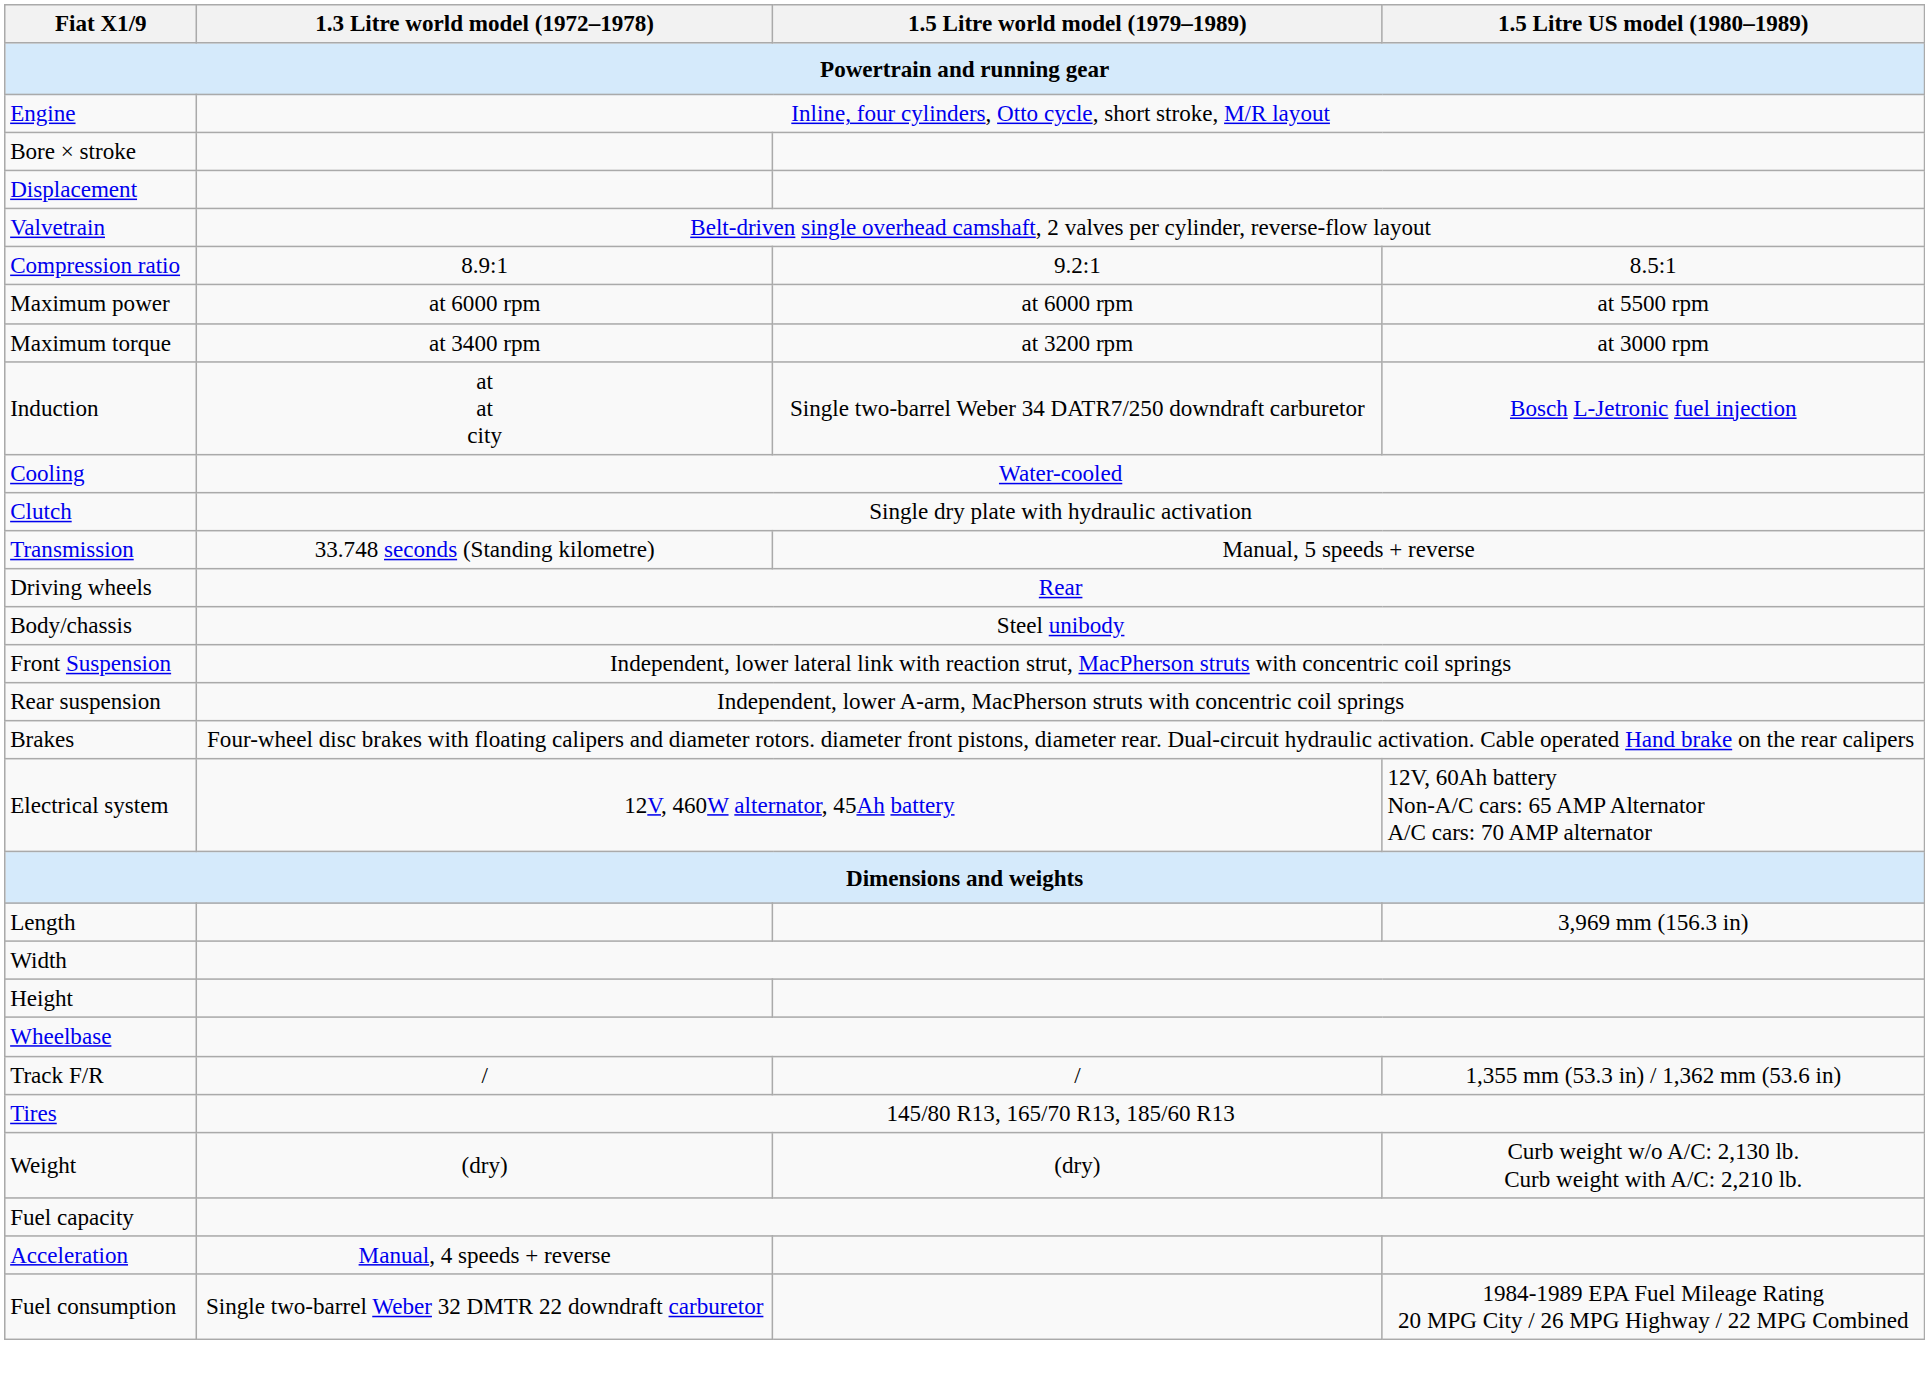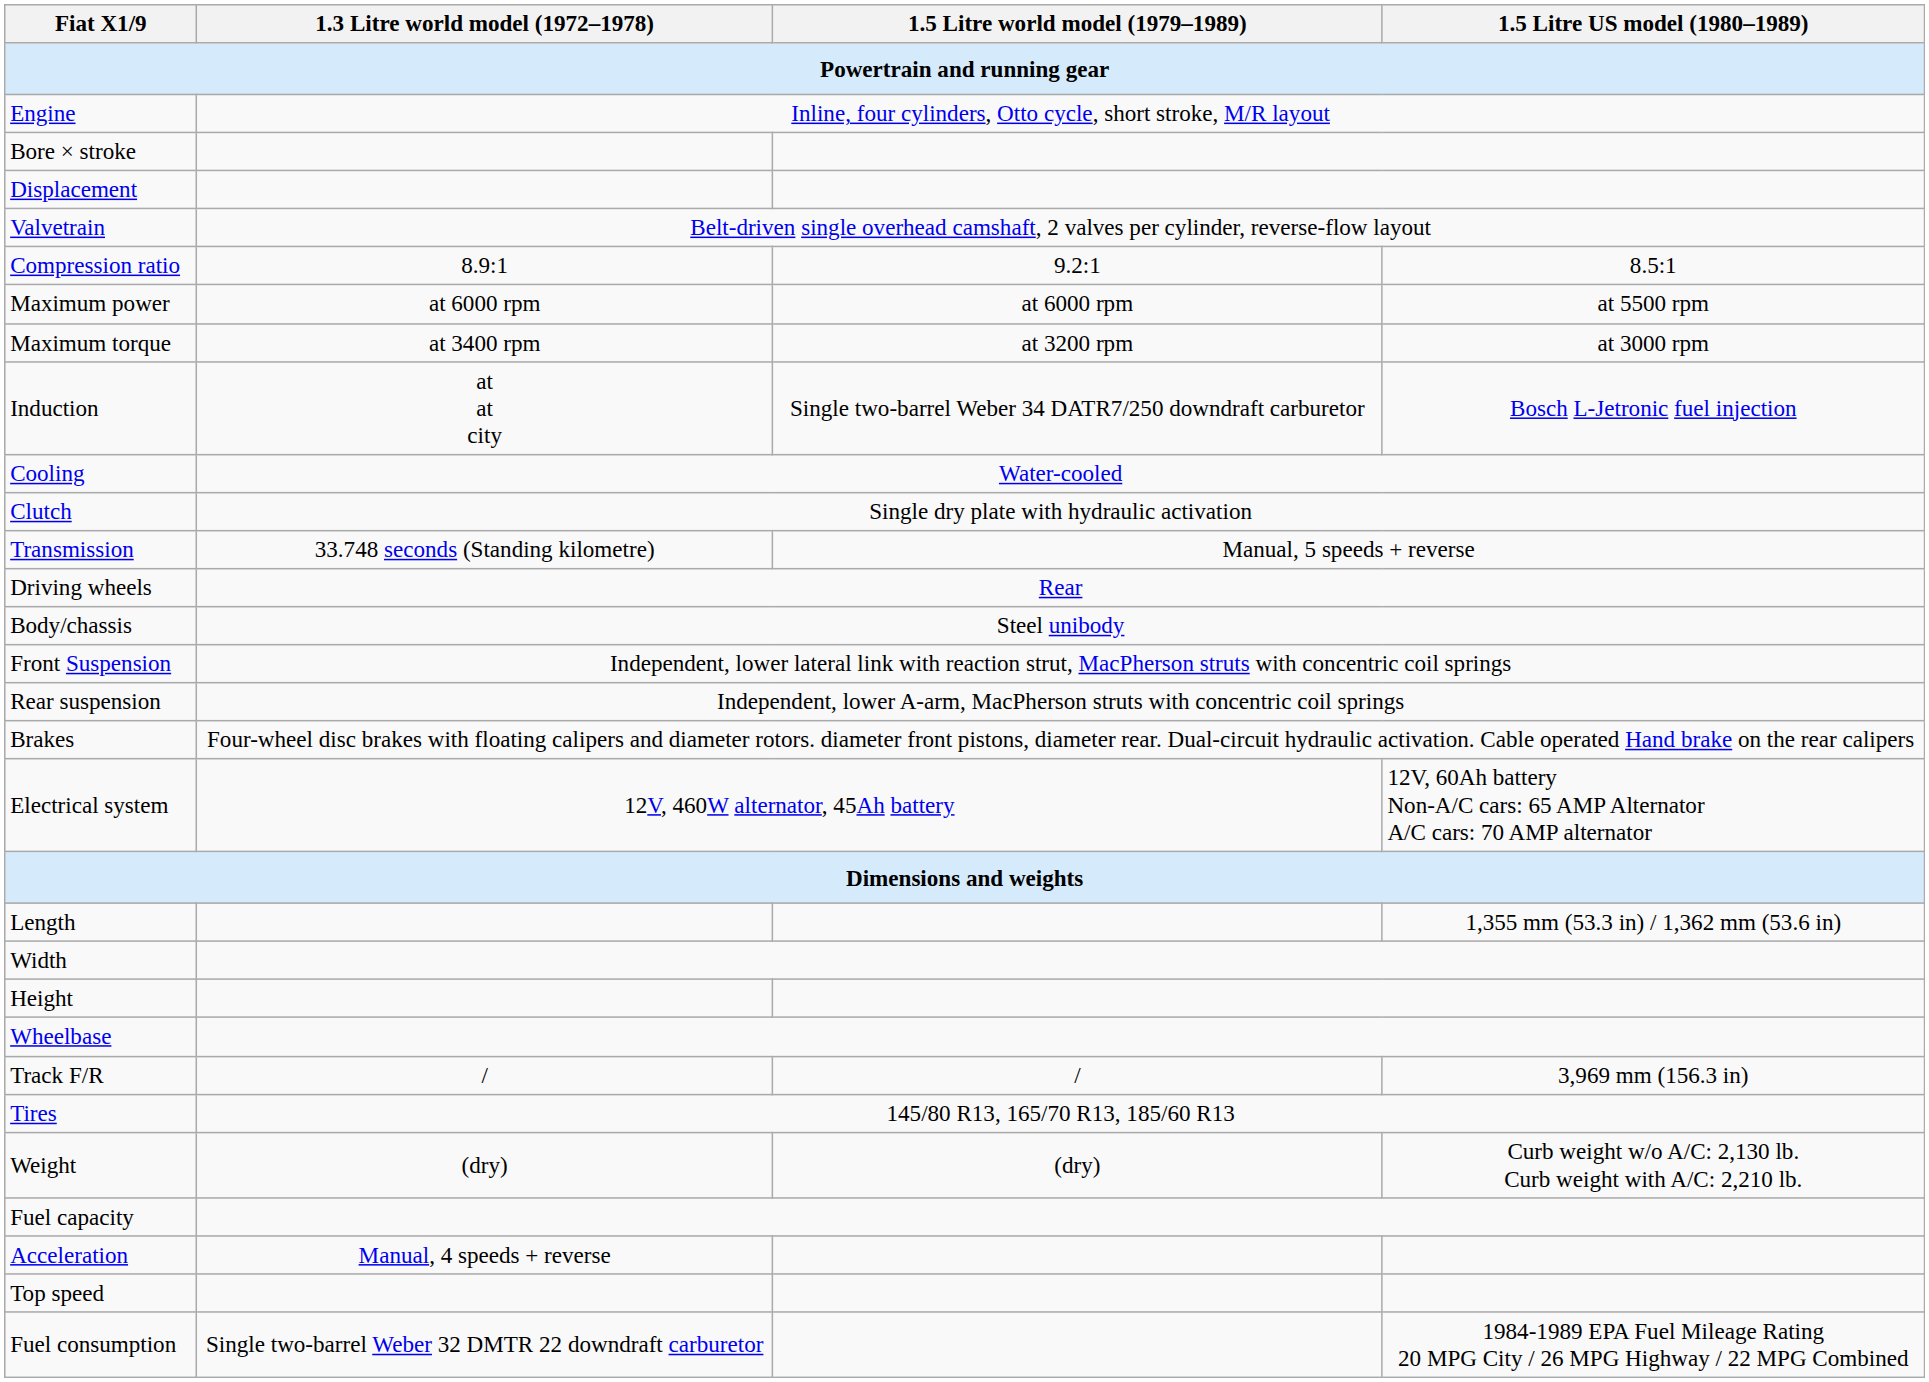(1653, 922) 3,969 mm (156.3 in) -> (1653, 922) 1,355 mm (53.3 in) / 1,362 mm (53.6 in)
(1653, 1074) 1,355 mm (53.3 in) / 1,362 mm (53.6 in) -> (1653, 1074) 3,969 mm (156.3 in)
+ row: (57, 1292)
